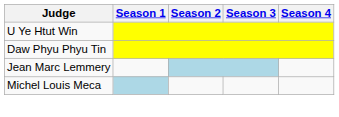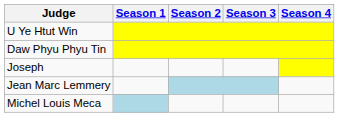+ row: (25, 67)
